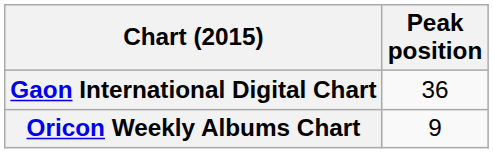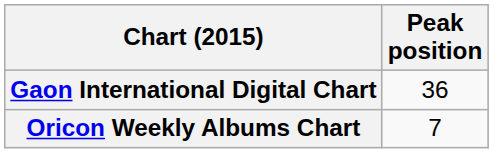(435, 128) 9 -> (435, 128) 7
